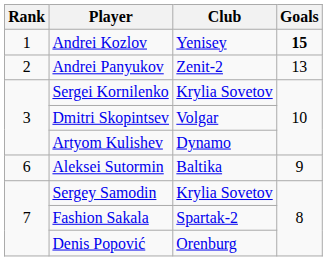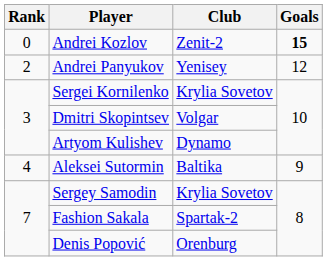(27, 42) 1 -> (27, 42) 0
(201, 42) Yenisey -> (200, 42) Zenit-2
(200, 67) Zenit-2 -> (201, 67) Yenisey
(299, 67) 13 -> (299, 67) 12
(27, 167) 6 -> (27, 167) 4
